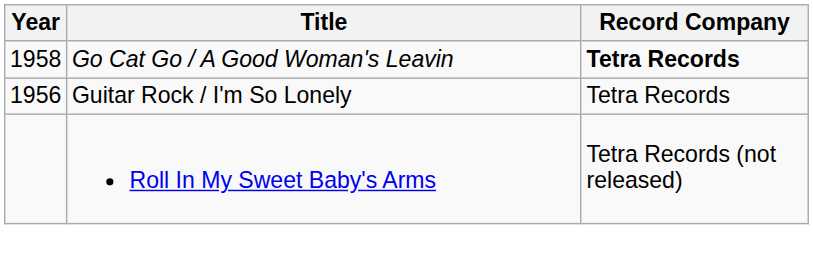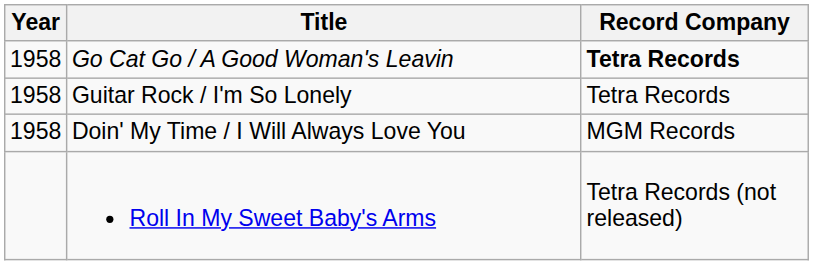(36, 95) 1956 -> (36, 95) 1958
+ row: (269, 132)
